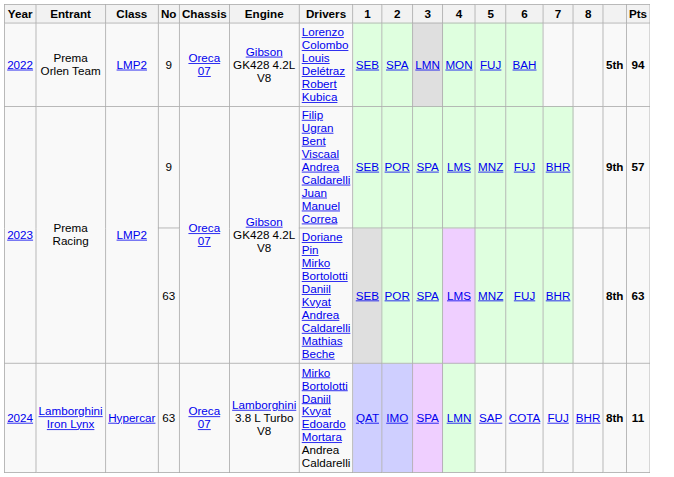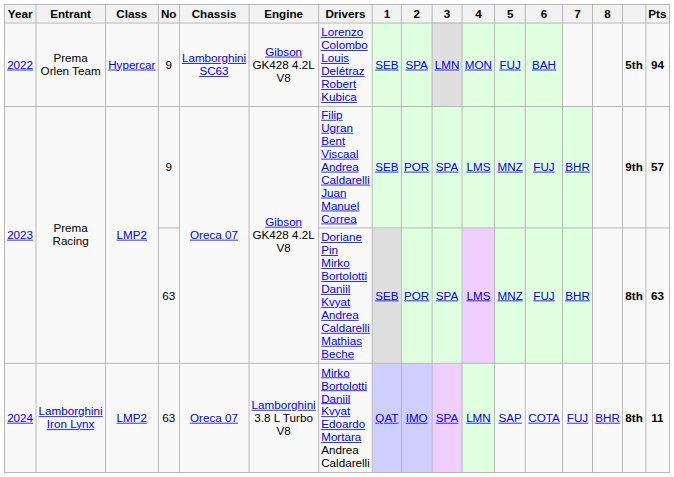(132, 65) LMP2 -> (132, 65) Hypercar
(204, 65) Oreca 07 -> (214, 65) Lamborghini SC63
(132, 418) Hypercar -> (132, 418) LMP2
